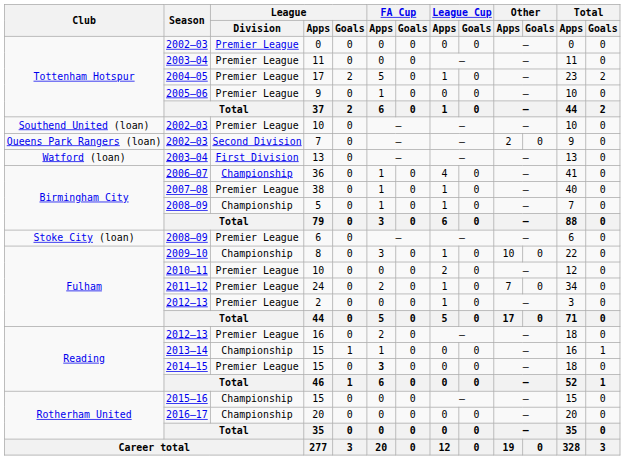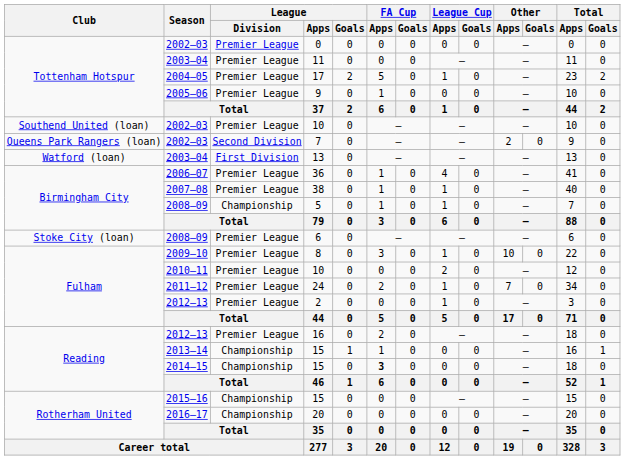(257, 173) Championship -> (257, 173) Premier League
(257, 254) Championship -> (257, 254) Premier League
(257, 367) Premier League -> (257, 367) Championship
